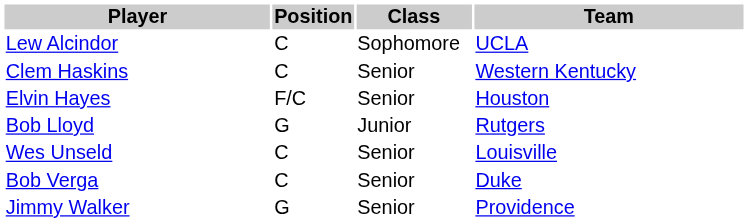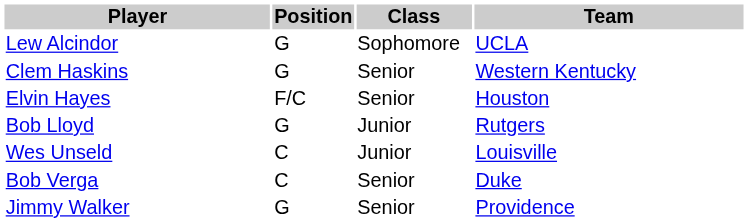(281, 44) C -> (282, 44) G
(281, 71) C -> (282, 71) G
(386, 153) Senior -> (384, 153) Junior
